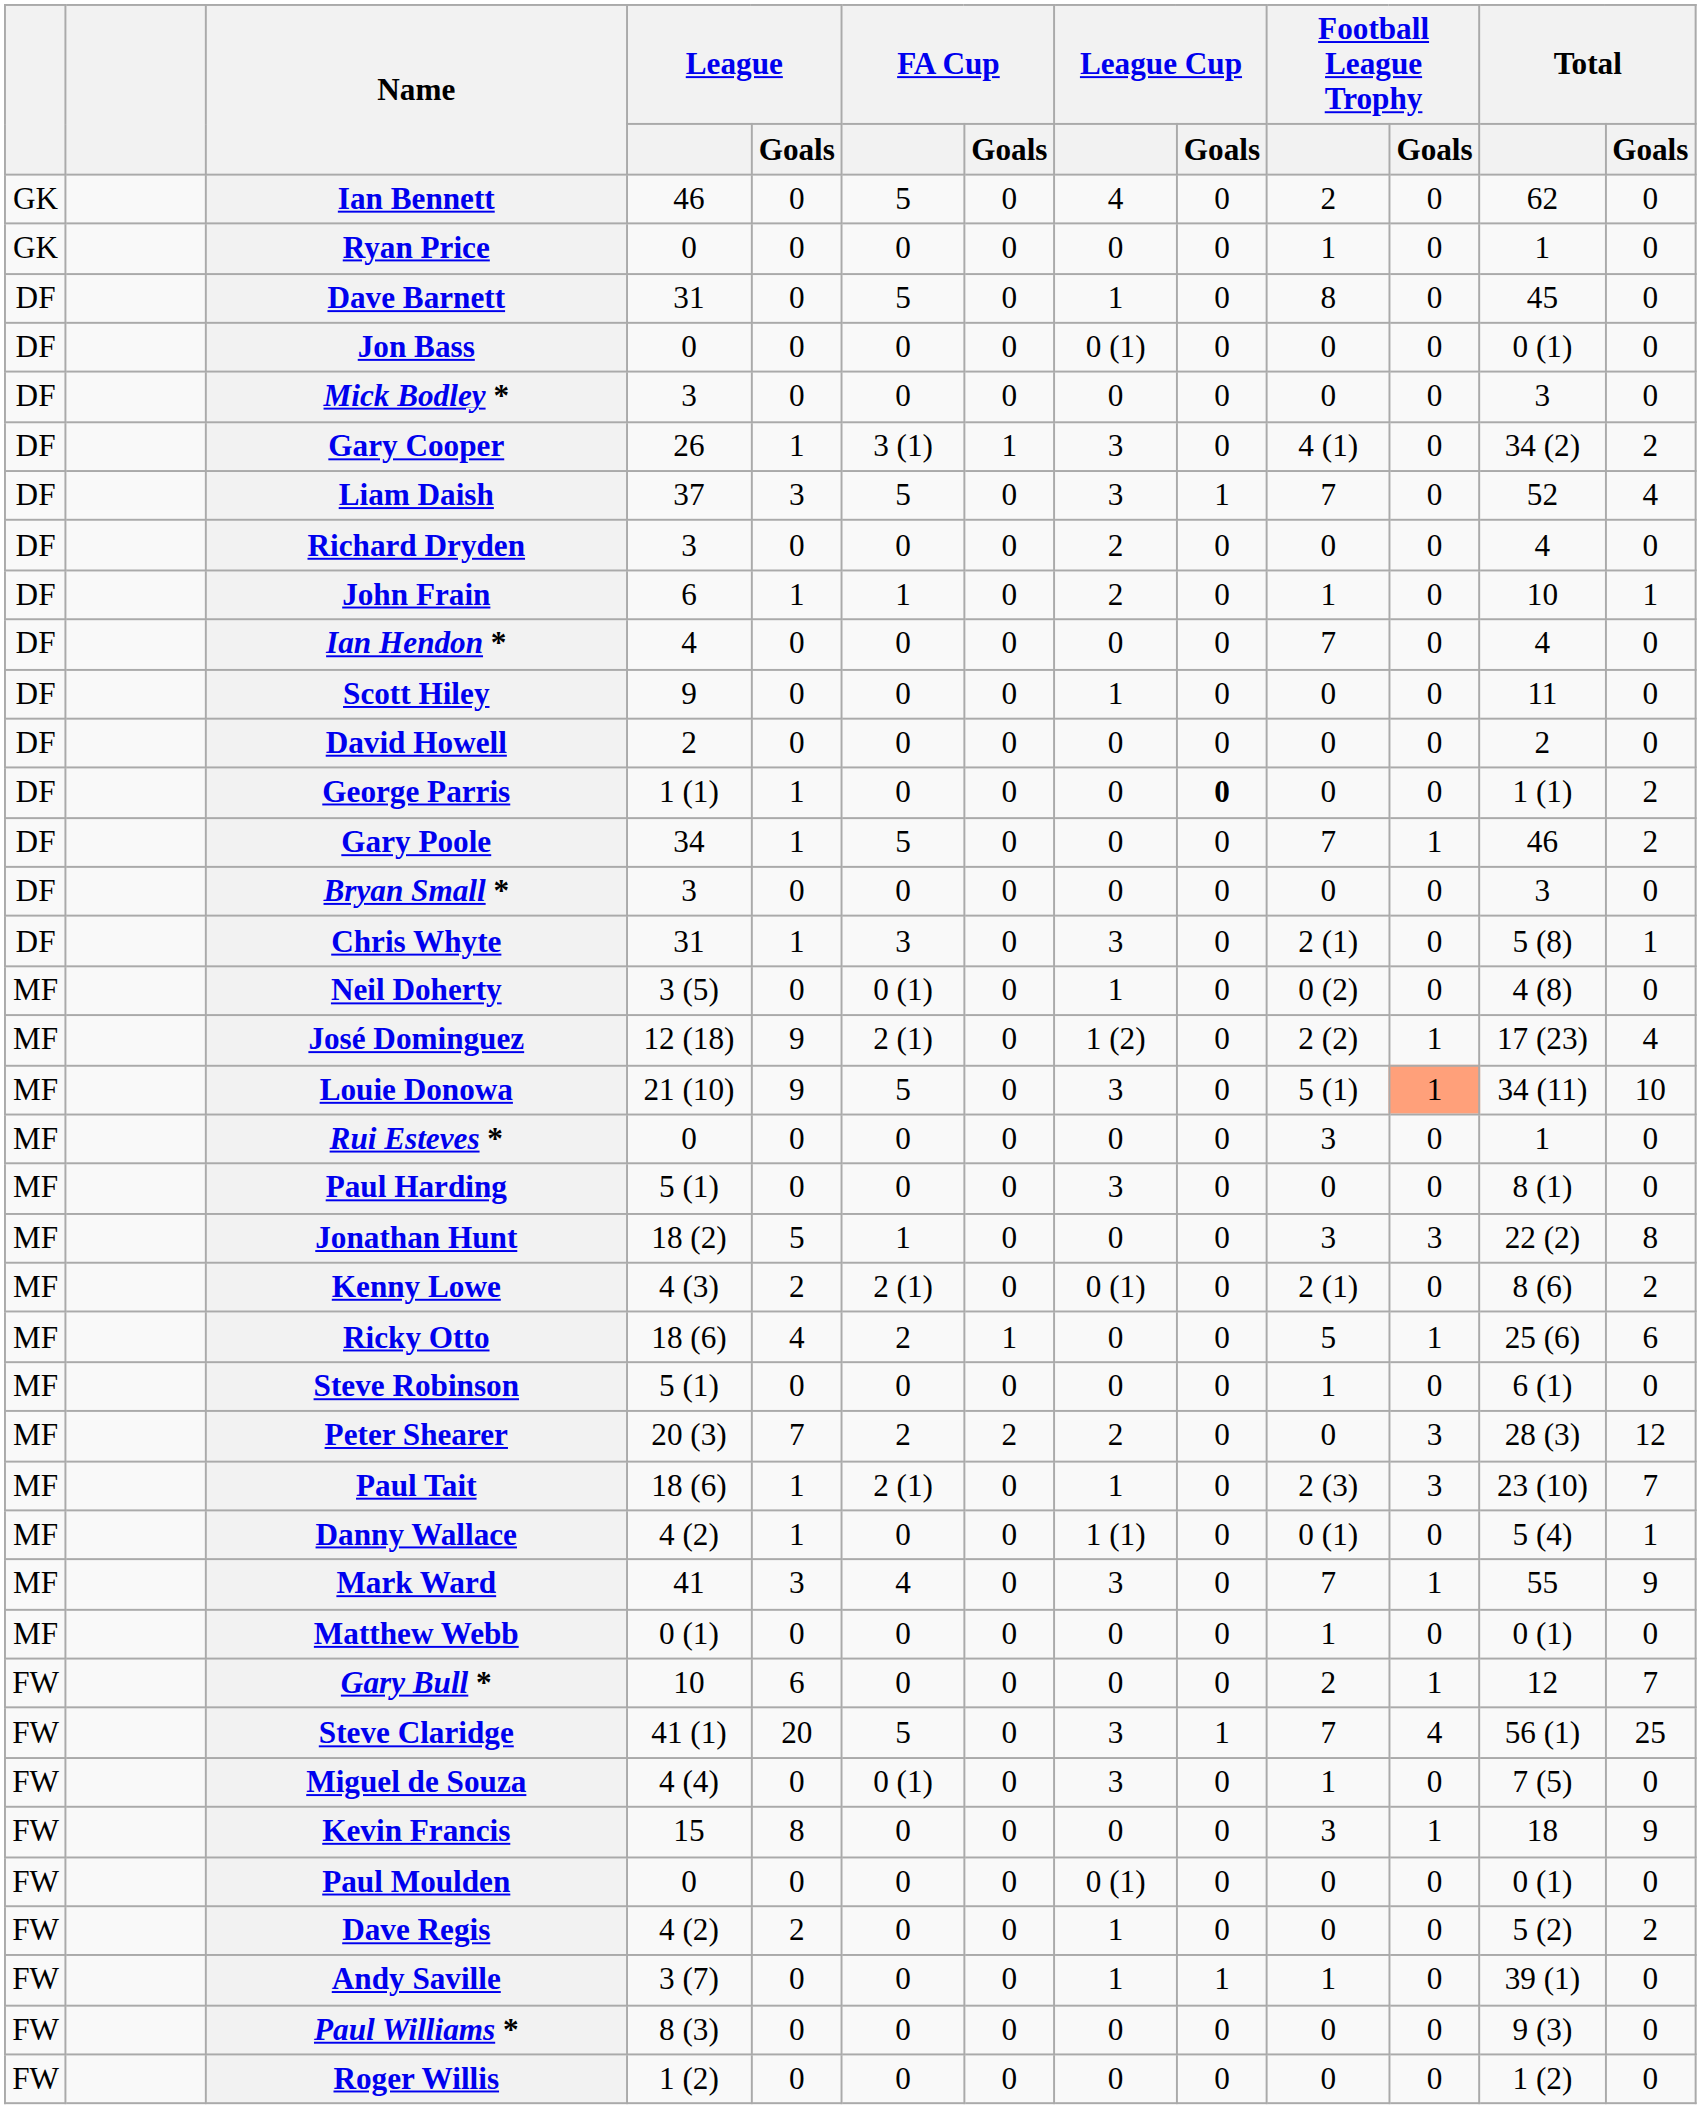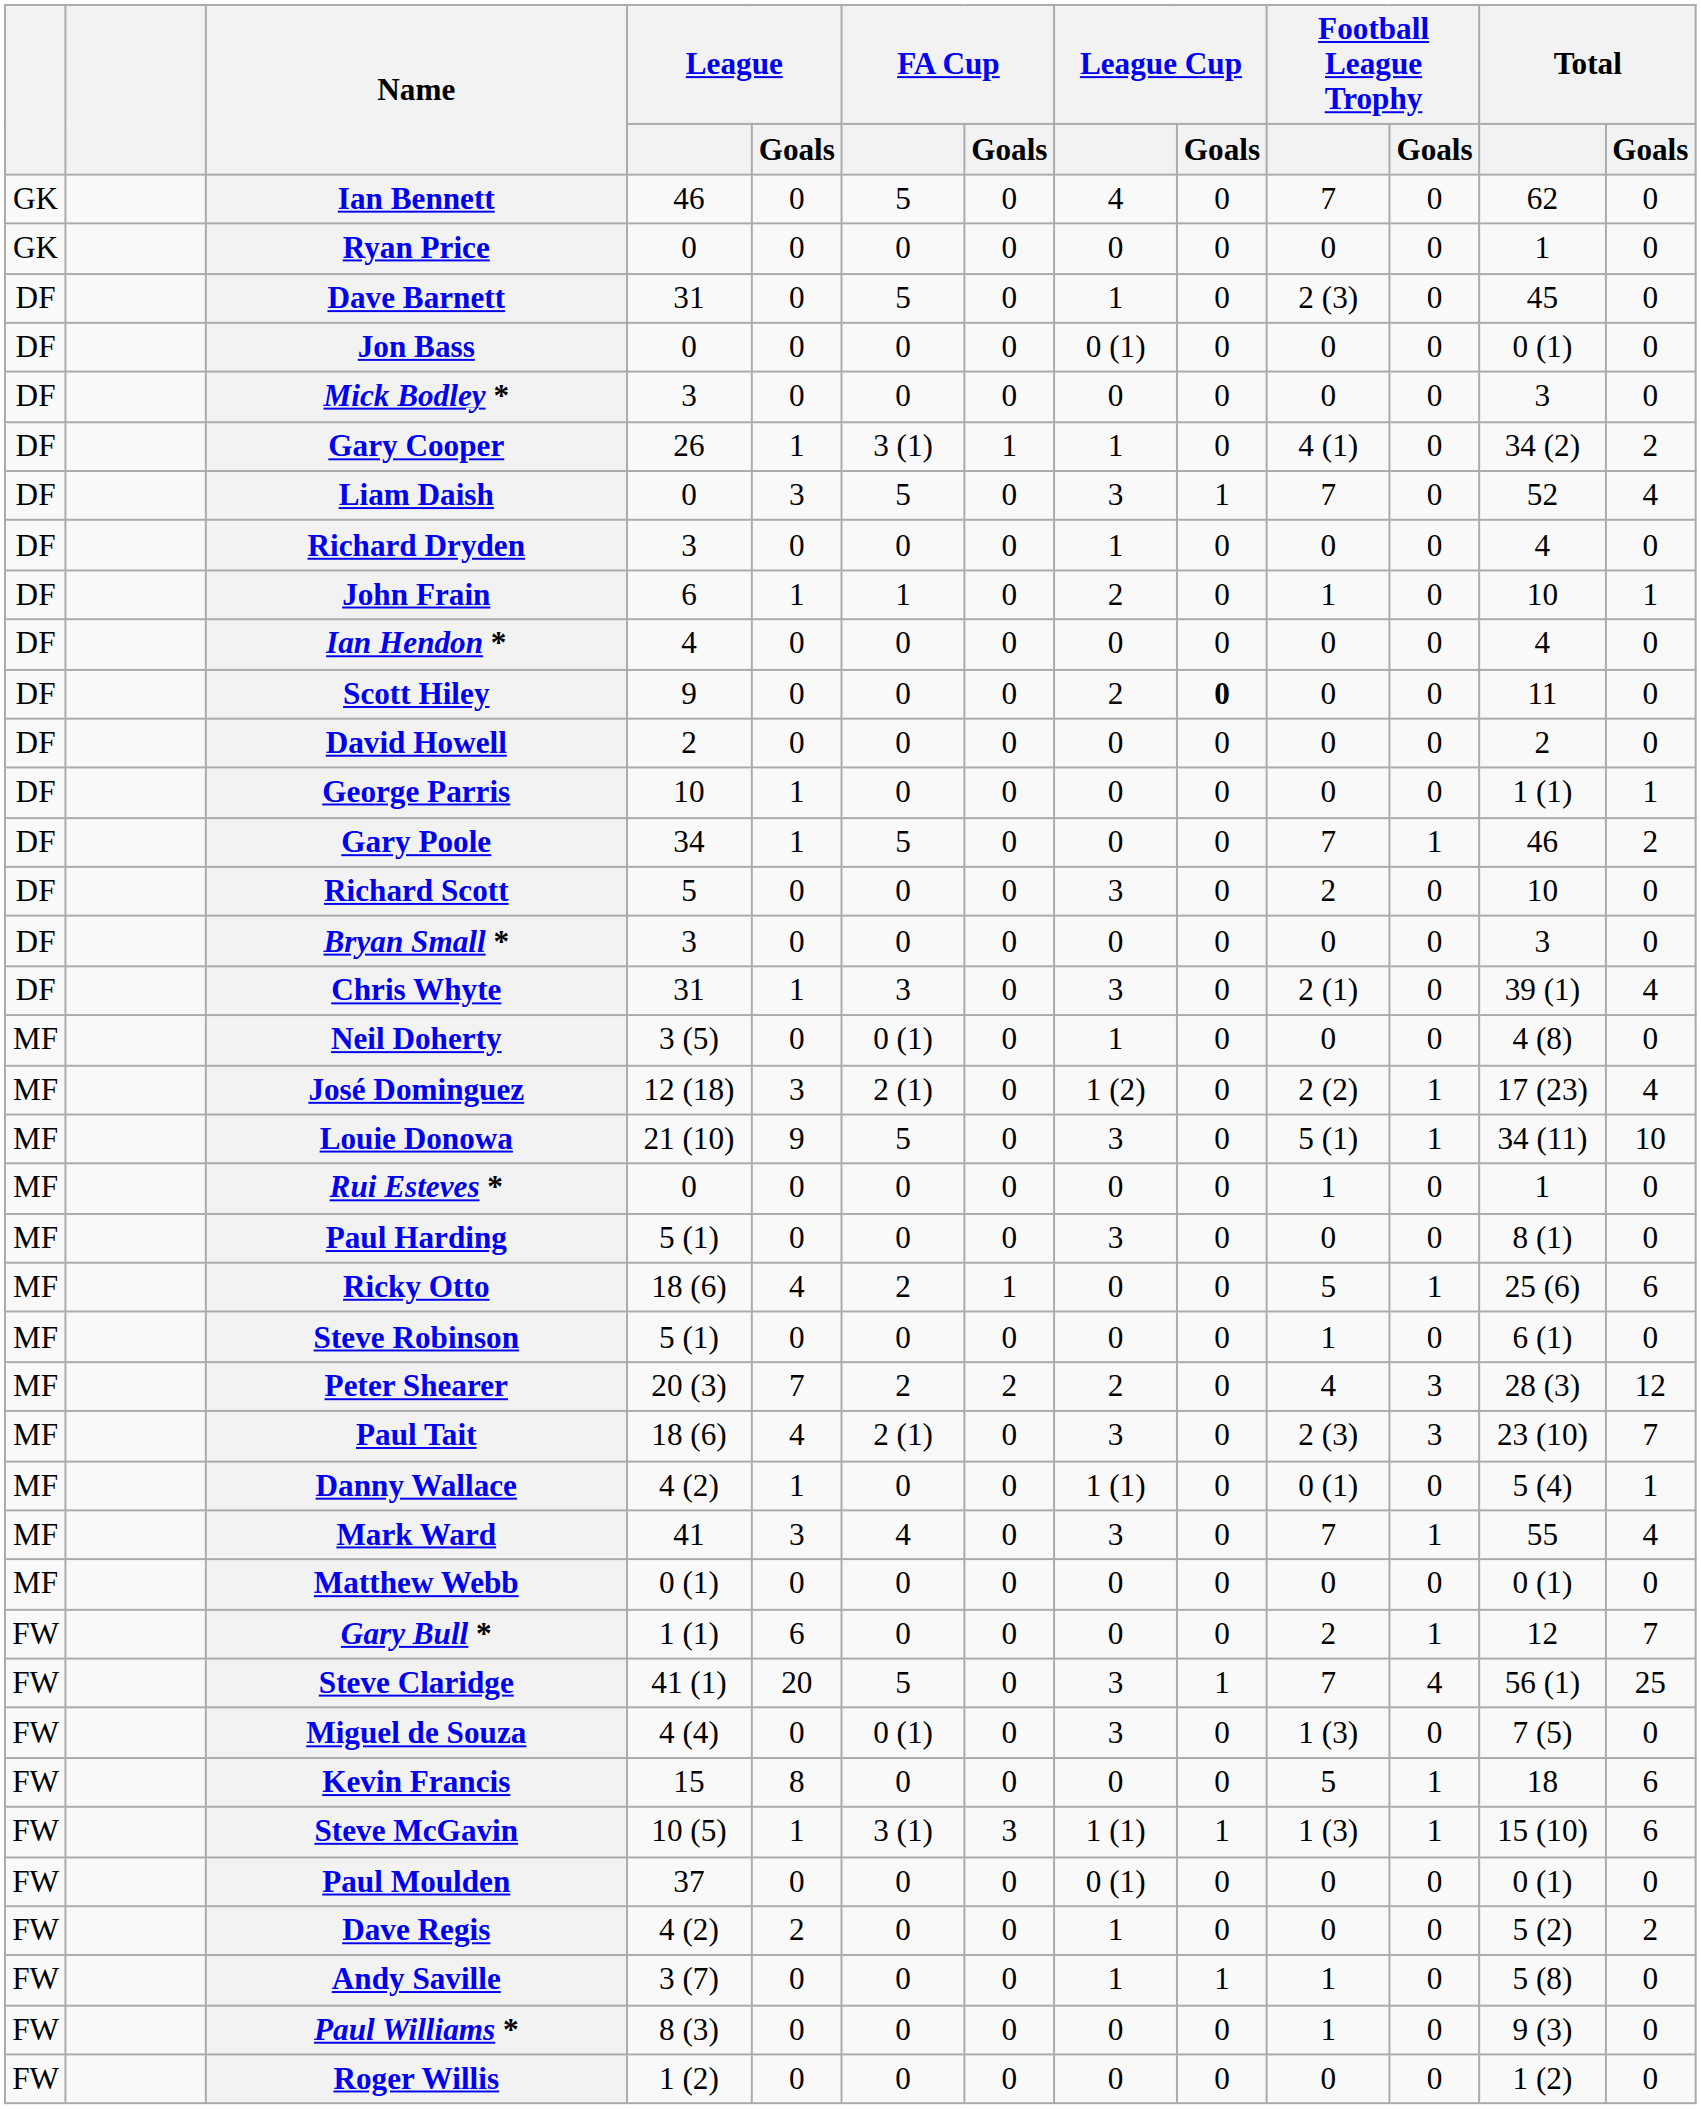(1328, 198) 2 -> (1328, 198) 7
(1328, 247) 1 -> (1328, 247) 0
(1328, 297) 8 -> (1328, 297) 2 (3)
(1116, 445) 3 -> (1116, 445) 1
(689, 495) 37 -> (689, 495) 0
(1116, 544) 2 -> (1116, 544) 1
(1328, 643) 7 -> (1328, 643) 0
(1116, 693) 1 -> (1116, 693) 2
(1222, 693) normal -> (1222, 693) bold
(689, 792) 1 (1) -> (689, 792) 10
(1222, 792) bold -> (1222, 792) normal
(1650, 792) 2 -> (1650, 792) 1
+ row: (416, 891)
(1542, 940) 5 (8) -> (1542, 990) 39 (1)
(1650, 940) 1 -> (1650, 990) 4
(1328, 990) 0 (2) -> (1328, 1039) 0
(797, 1039) 9 -> (797, 1089) 3
(1435, 1089) lightsalmon background -> (1435, 1138) no background
(1328, 1138) 3 -> (1328, 1188) 1
- row: (416, 1237)
- row: (416, 1286)
(1328, 1435) 0 -> (1328, 1385) 4
(797, 1484) 1 -> (797, 1435) 4
(1116, 1484) 1 -> (1116, 1435) 3
(1650, 1583) 9 -> (1650, 1534) 4
(1328, 1633) 1 -> (1328, 1583) 0
(689, 1682) 10 -> (689, 1633) 1 (1)
(1328, 1781) 1 -> (1328, 1732) 1 (3)
(1328, 1831) 3 -> (1328, 1781) 5
(1650, 1831) 9 -> (1650, 1781) 6
+ row: (416, 1831)
(689, 1880) 0 -> (689, 1880) 37
(1542, 1979) 39 (1) -> (1542, 1979) 5 (8)
(1328, 2029) 0 -> (1328, 2029) 1
